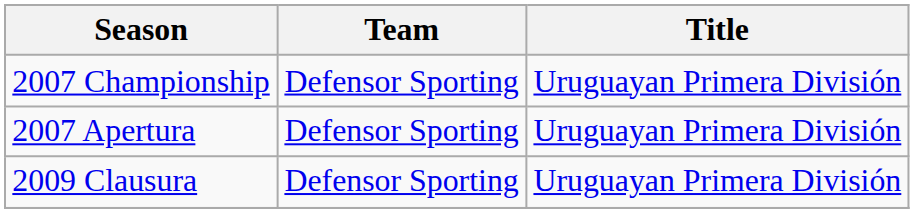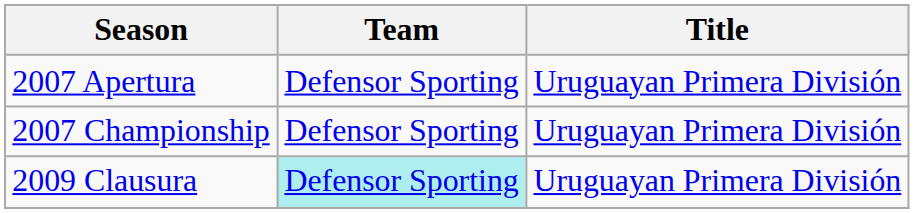rows swapped: (104, 130) <-> (141, 80)
(402, 181) no background -> (402, 181) paleturquoise background
